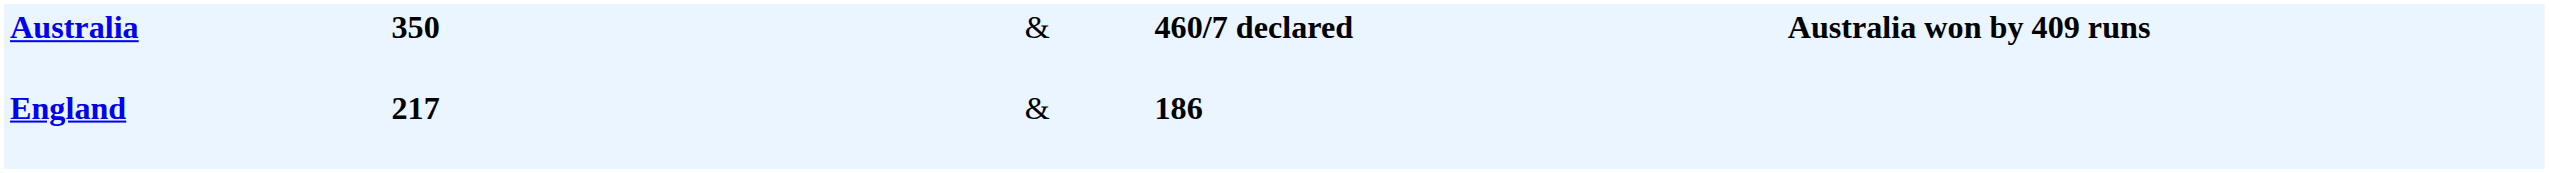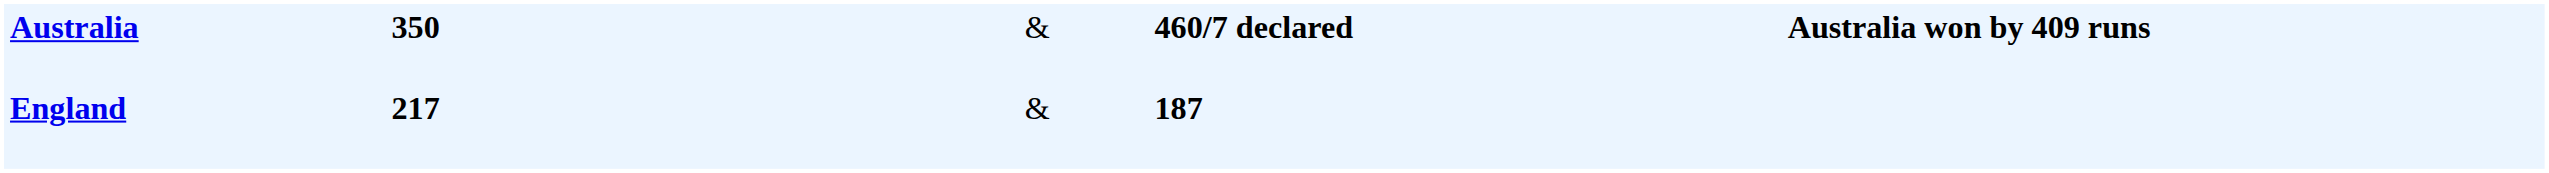(1179, 108) 186 -> (1179, 108) 187
